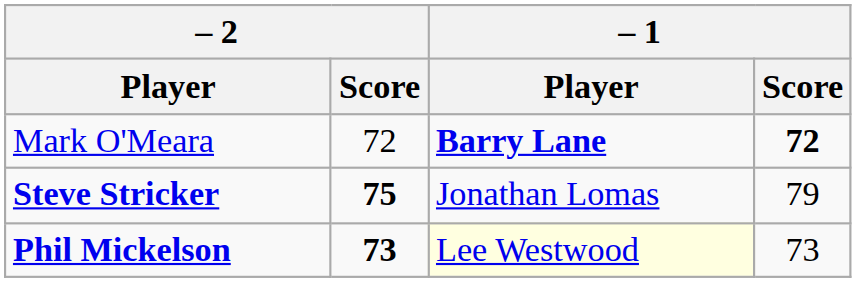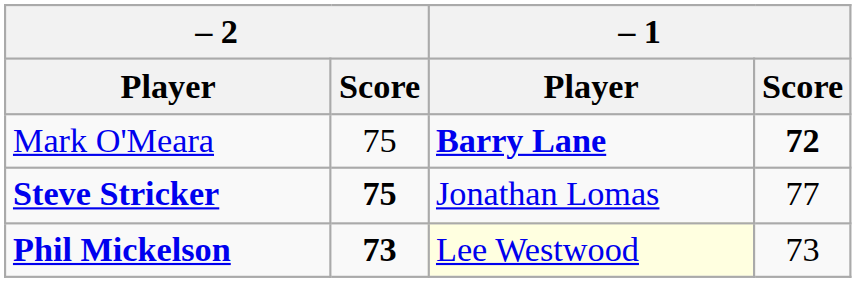(380, 140) 72 -> (380, 140) 75
(803, 194) 79 -> (803, 194) 77
